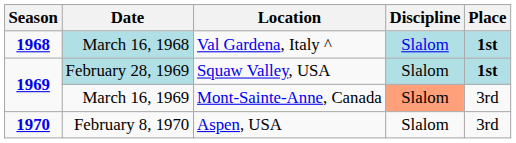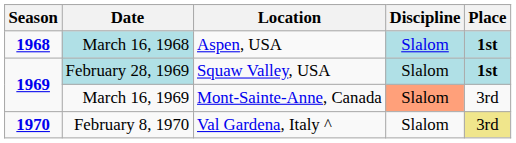(264, 44) Val Gardena, Italy ^ -> (239, 44) Aspen, USA
(239, 124) Aspen, USA -> (264, 124) Val Gardena, Italy ^
(487, 124) no background -> (487, 124) khaki background
